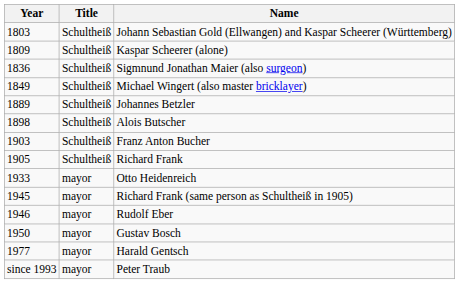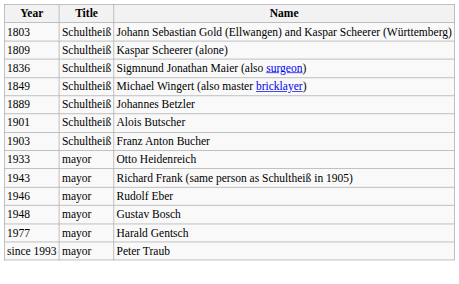(19, 123) 1898 -> (19, 123) 1901
- row: (150, 159)
(19, 196) 1945 -> (19, 178) 1943
(19, 232) 1950 -> (19, 214) 1948
